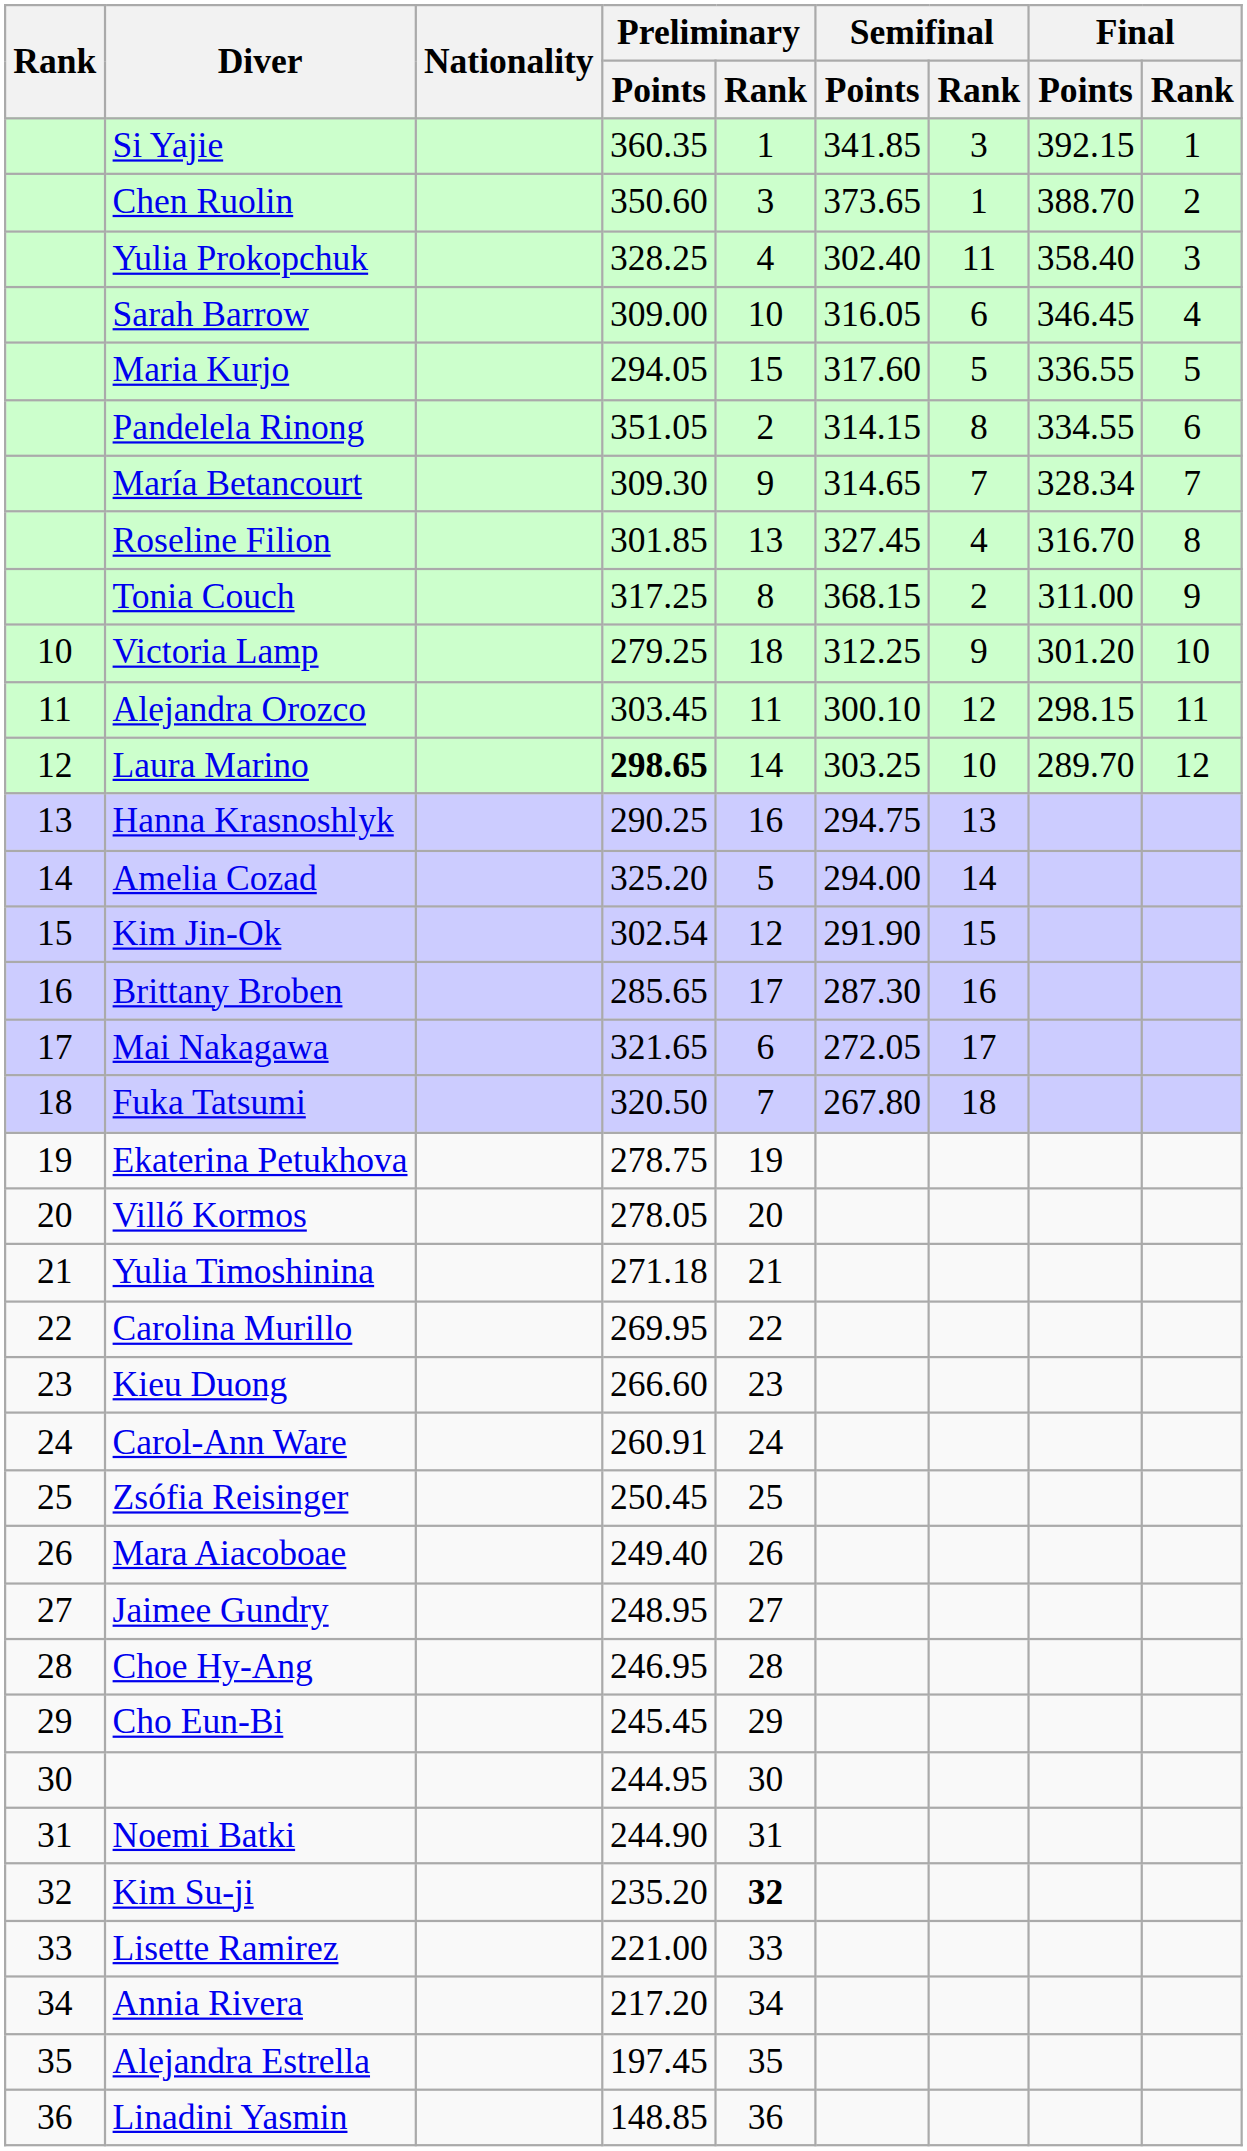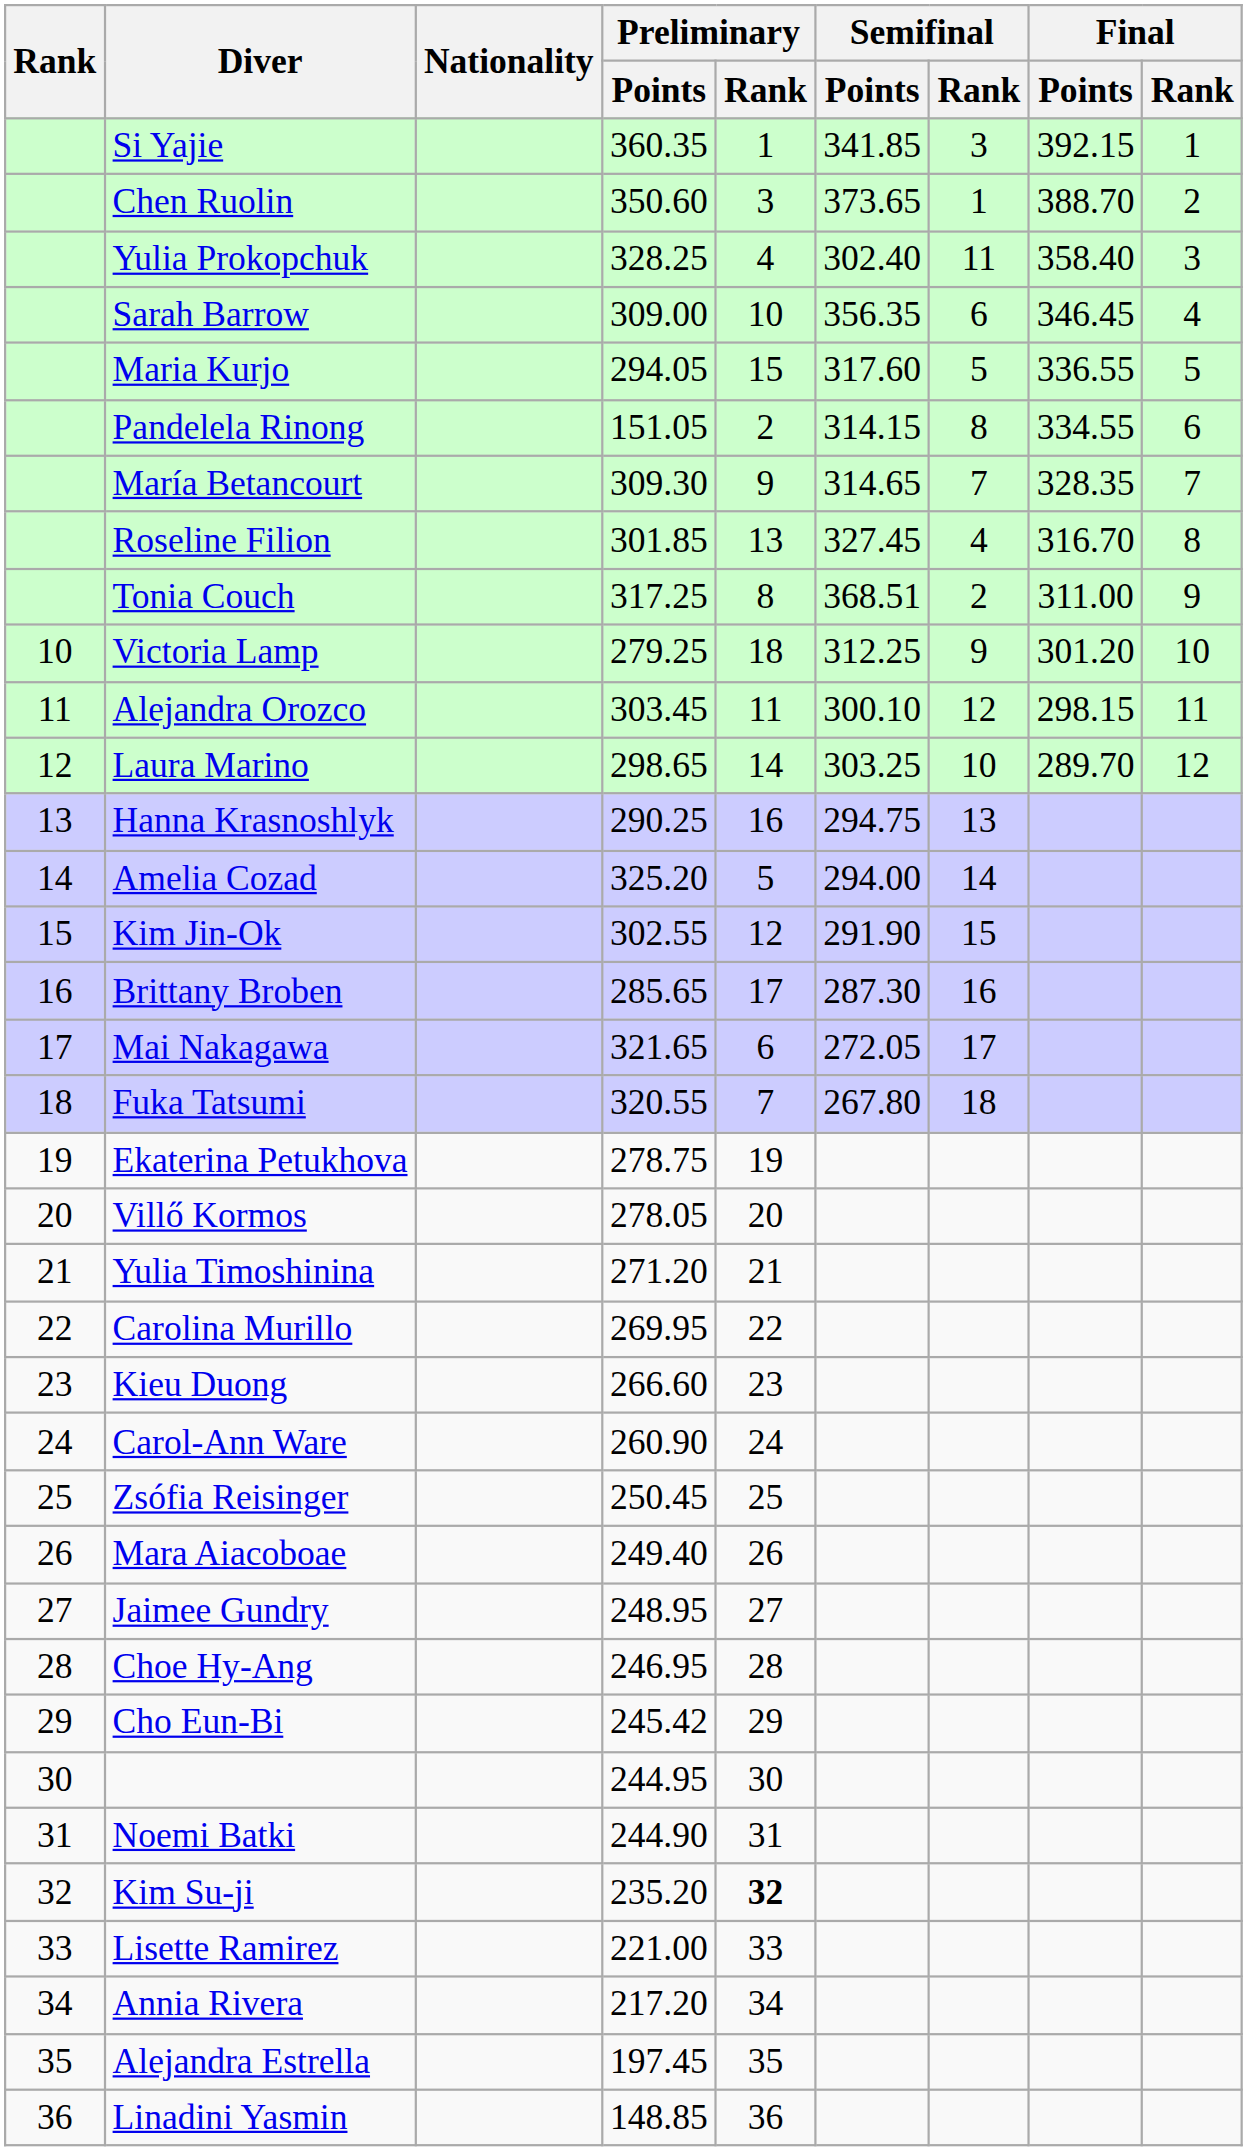(872, 314) 316.05 -> (872, 314) 356.35
(659, 426) 351.05 -> (659, 426) 151.05
(1086, 483) 328.34 -> (1086, 483) 328.35
(872, 595) 368.15 -> (872, 595) 368.51
(659, 764) bold -> (659, 764) normal
(659, 933) 302.54 -> (659, 933) 302.55
(659, 1102) 320.50 -> (659, 1102) 320.55
(659, 1271) 271.18 -> (659, 1271) 271.20
(659, 1440) 260.91 -> (659, 1440) 260.90
(659, 1722) 245.45 -> (659, 1722) 245.42
